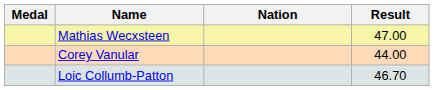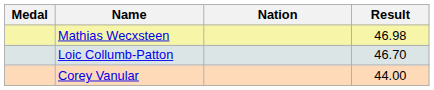(390, 35) 47.00 -> (390, 35) 46.98
rows swapped: (116, 76) <-> (98, 55)
